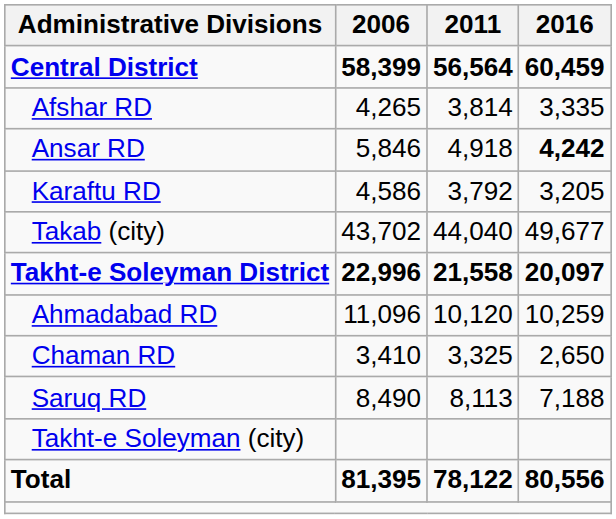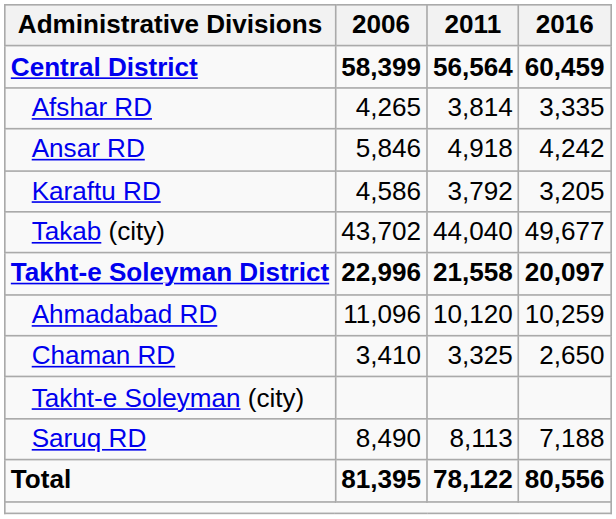(572, 149) bold -> (572, 149) normal
rows swapped: (89, 397) <-> (168, 438)
